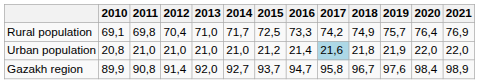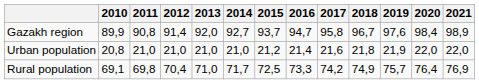rows swapped: (45, 69) <-> (50, 32)
(332, 50) lightblue background -> (332, 50) no background
